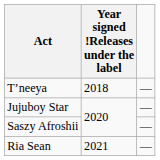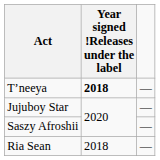(96, 88) normal -> (96, 88) bold
(96, 146) 2021 -> (96, 146) 2018
